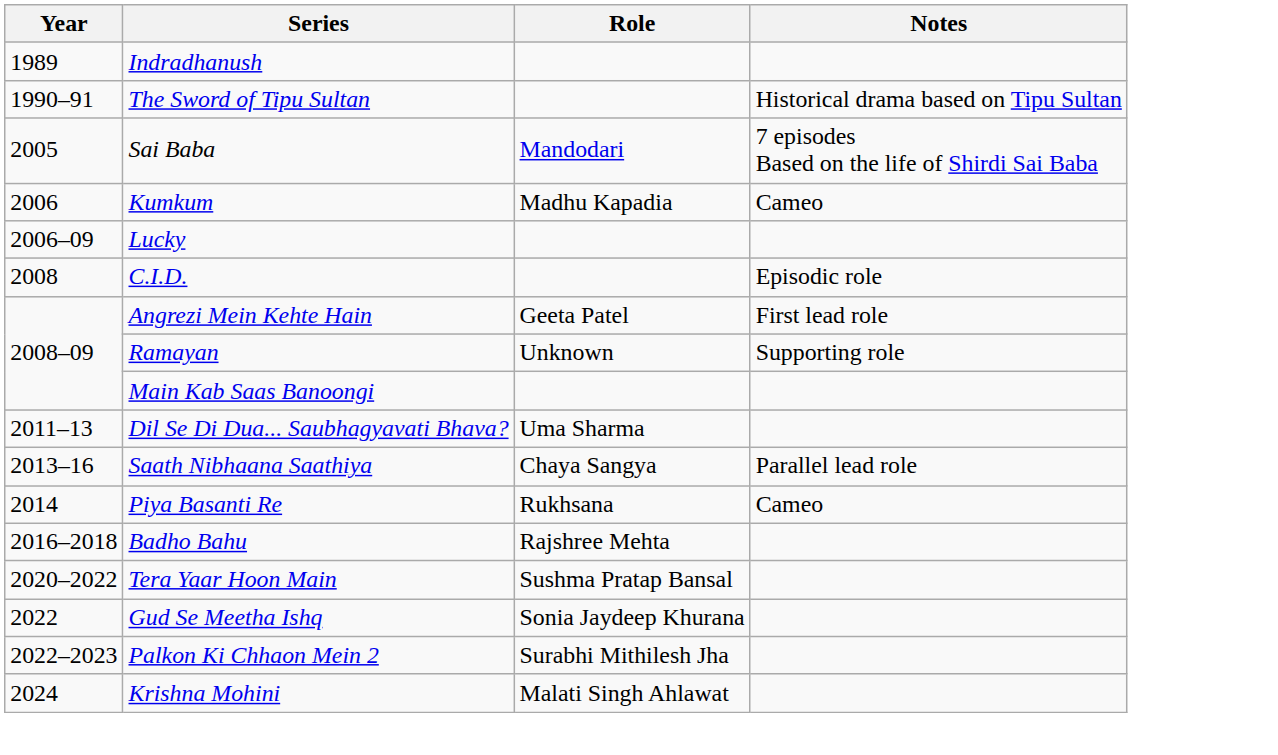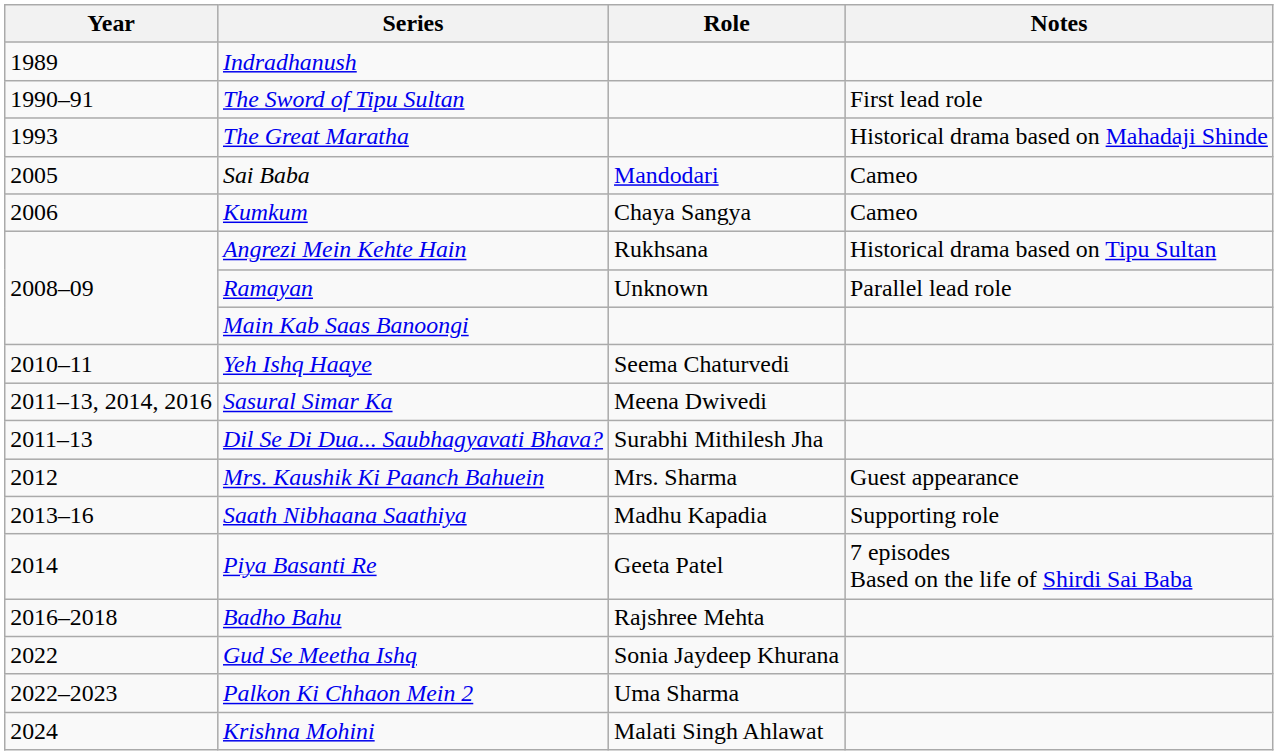(939, 99) Historical drama based on Tipu Sultan -> (916, 99) First lead role
+ row: (316, 136)
(927, 150) 7 episodes Based on the life of Shirdi Sai Baba -> (884, 174) Cameo
(596, 201) Madhu Kapadia -> (683, 212) Chaya Sangya
- row: (157, 239)
- row: (158, 277)
(574, 314) Geeta Patel -> (661, 250) Rukhsana
(822, 314) First lead role -> (1033, 250) Historical drama based on Tipu Sultan
(830, 352) Supporting role -> (931, 288) Parallel lead role
+ row: (297, 363)
+ row: (308, 401)
(582, 428) Uma Sharma -> (719, 439) Surabhi Mithilesh Jha
+ row: (384, 477)
(588, 466) Chaya Sangya -> (691, 514) Madhu Kapadia
(836, 466) Parallel lead role -> (925, 514) Supporting role
(567, 503) Rukhsana -> (669, 566) Geeta Patel
(789, 503) Cameo -> (1021, 566) 7 episodes Based on the life of Shirdi Sai Baba
- row: (233, 579)
(624, 655) Surabhi Mithilesh Jha -> (677, 692) Uma Sharma
